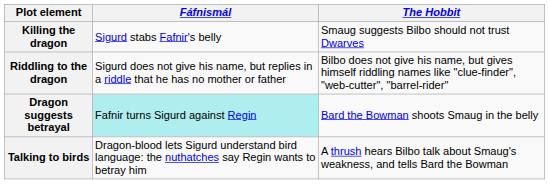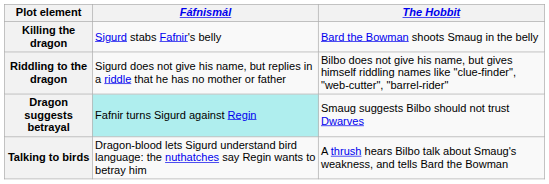(415, 36) Smaug suggests Bilbo should not trust Dwarves -> (430, 36) Bard the Bowman shoots Smaug in the belly
(430, 115) Bard the Bowman shoots Smaug in the belly -> (415, 115) Smaug suggests Bilbo should not trust Dwarves
